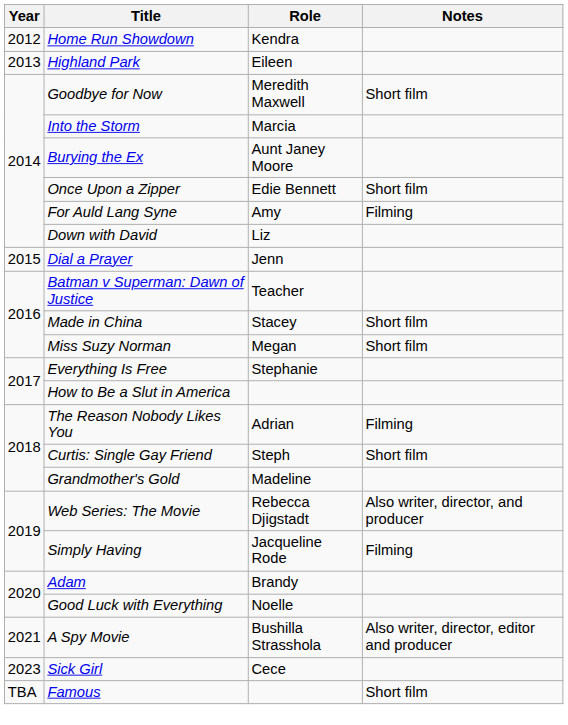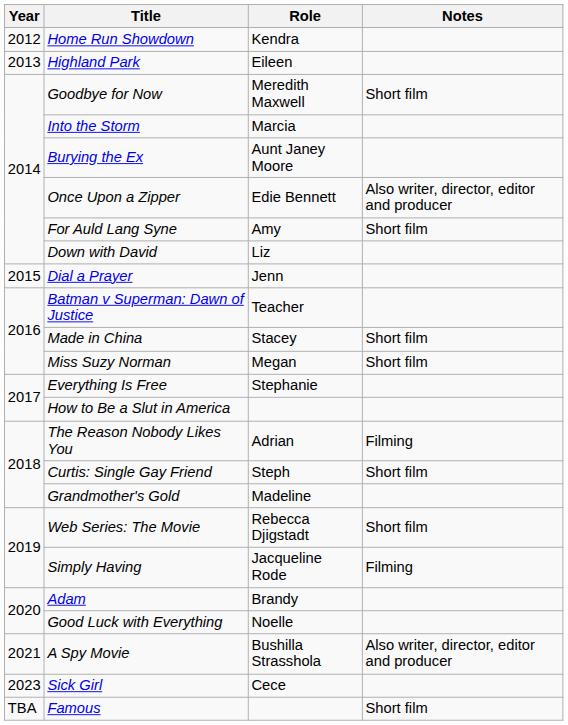(397, 189) Short film -> (450, 197) Also writer, director, editor and producer
(389, 212) Filming -> (397, 229) Short film
(444, 510) Also writer, director, and producer -> (397, 527) Short film
